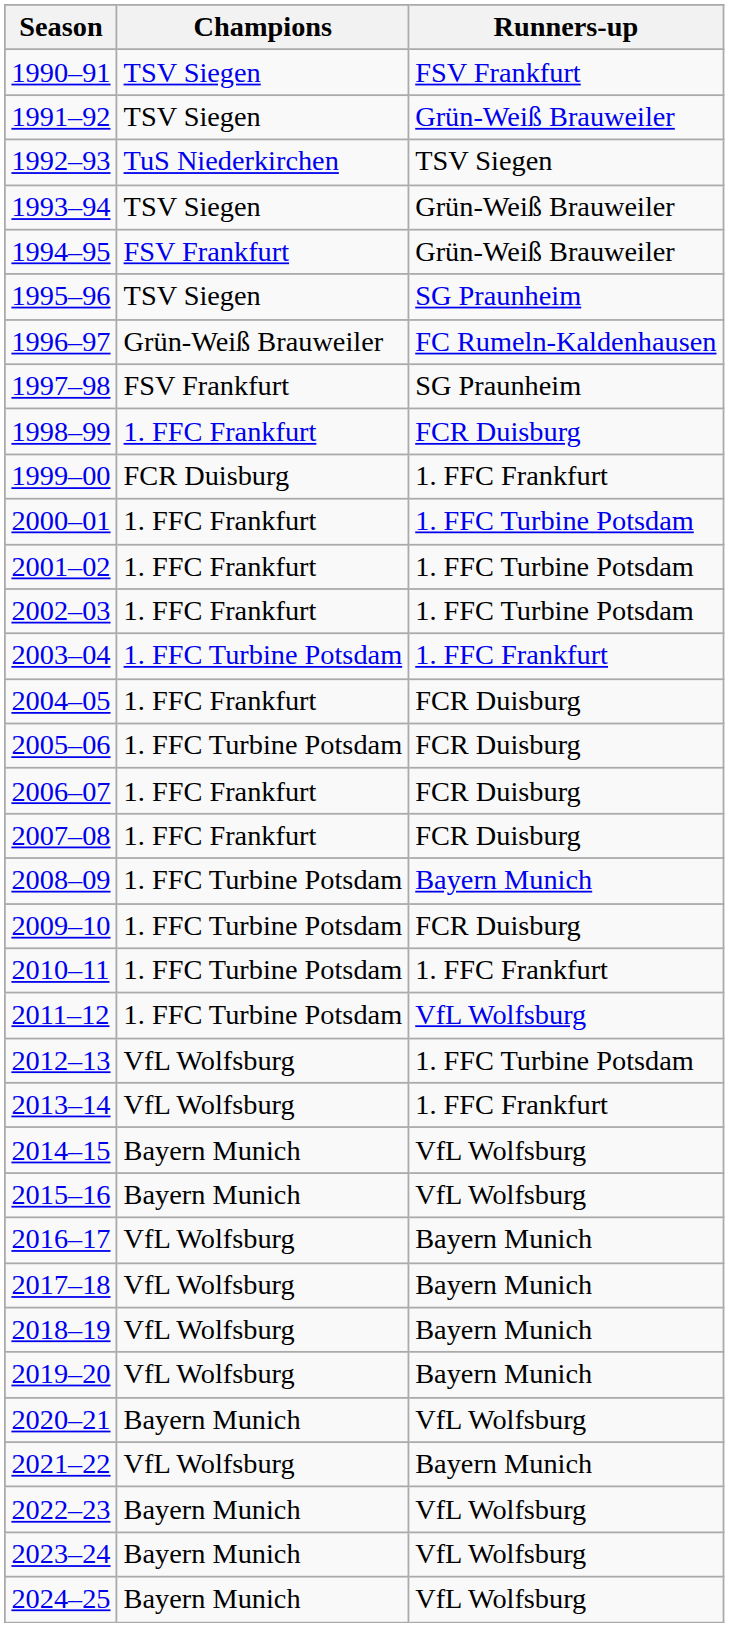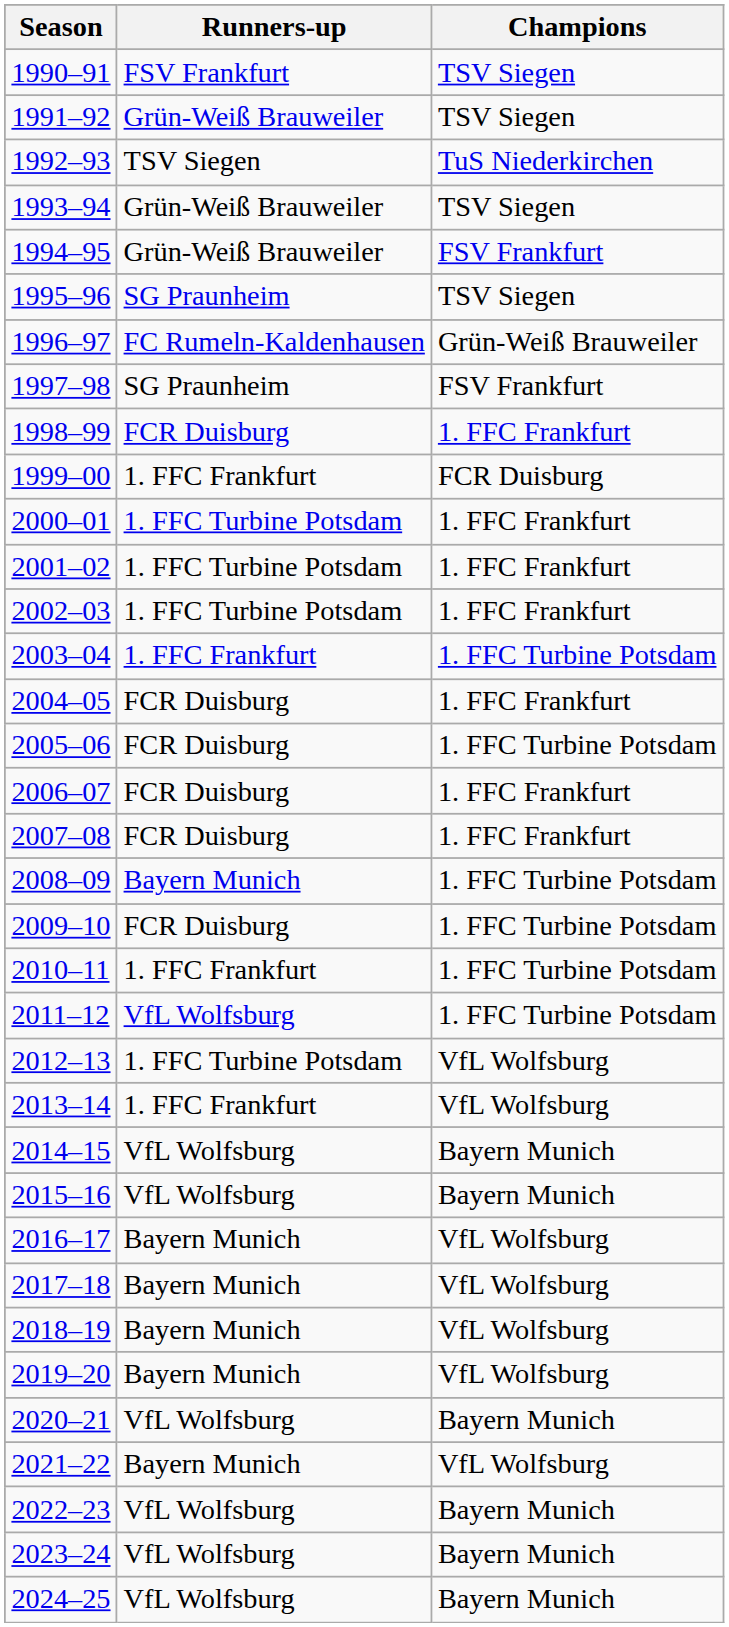columns swapped: (263, 26) <-> (566, 26)
